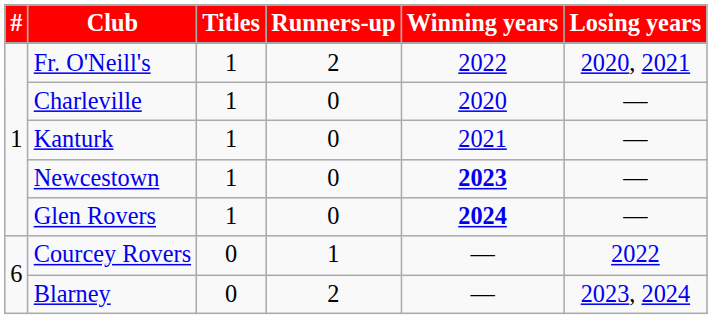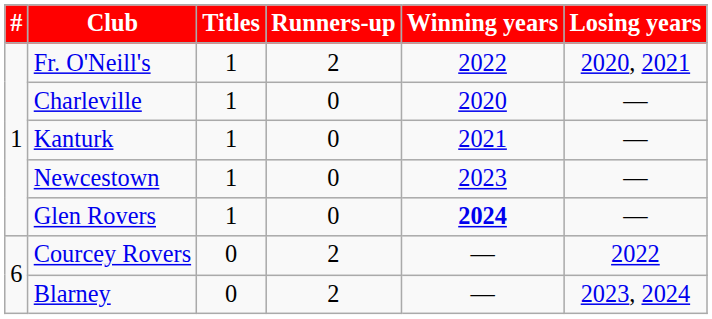(483, 178) bold -> (483, 178) normal
(333, 255) 1 -> (333, 255) 2
